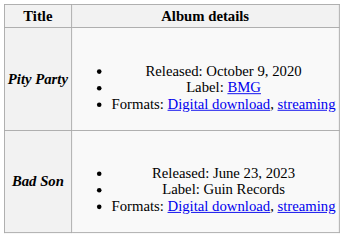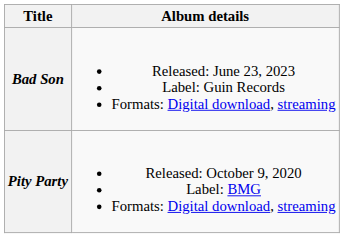rows swapped: (38, 79) <-> (38, 181)
